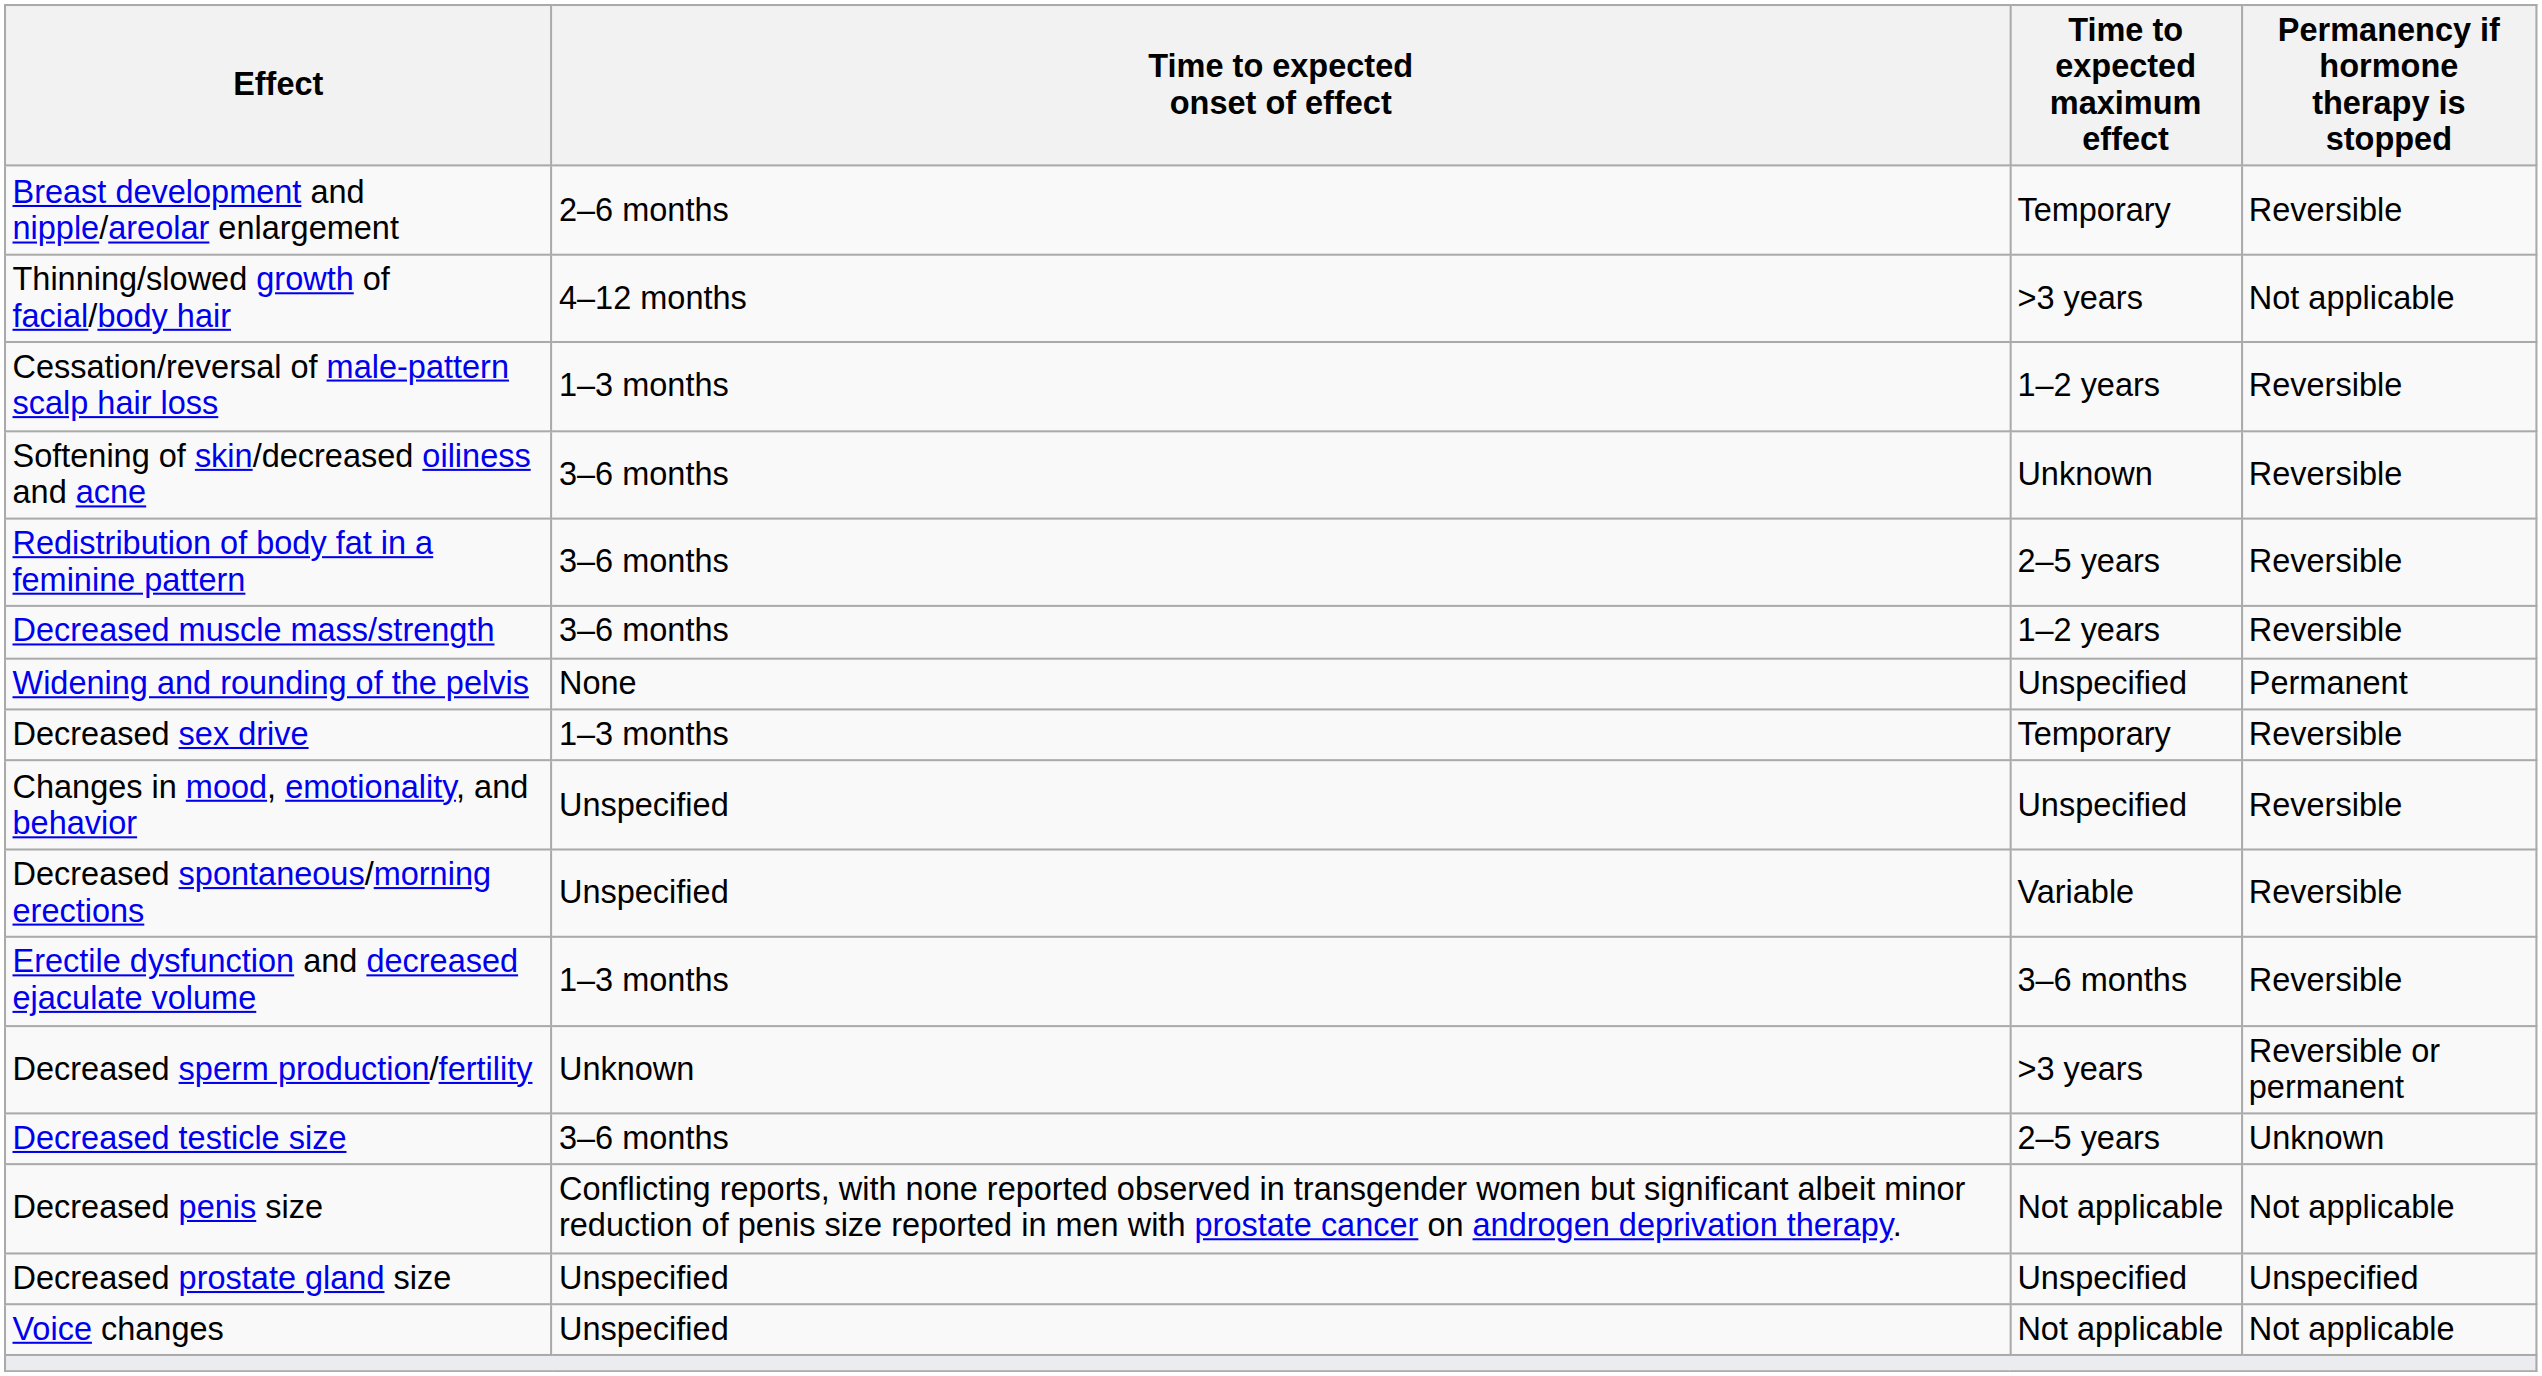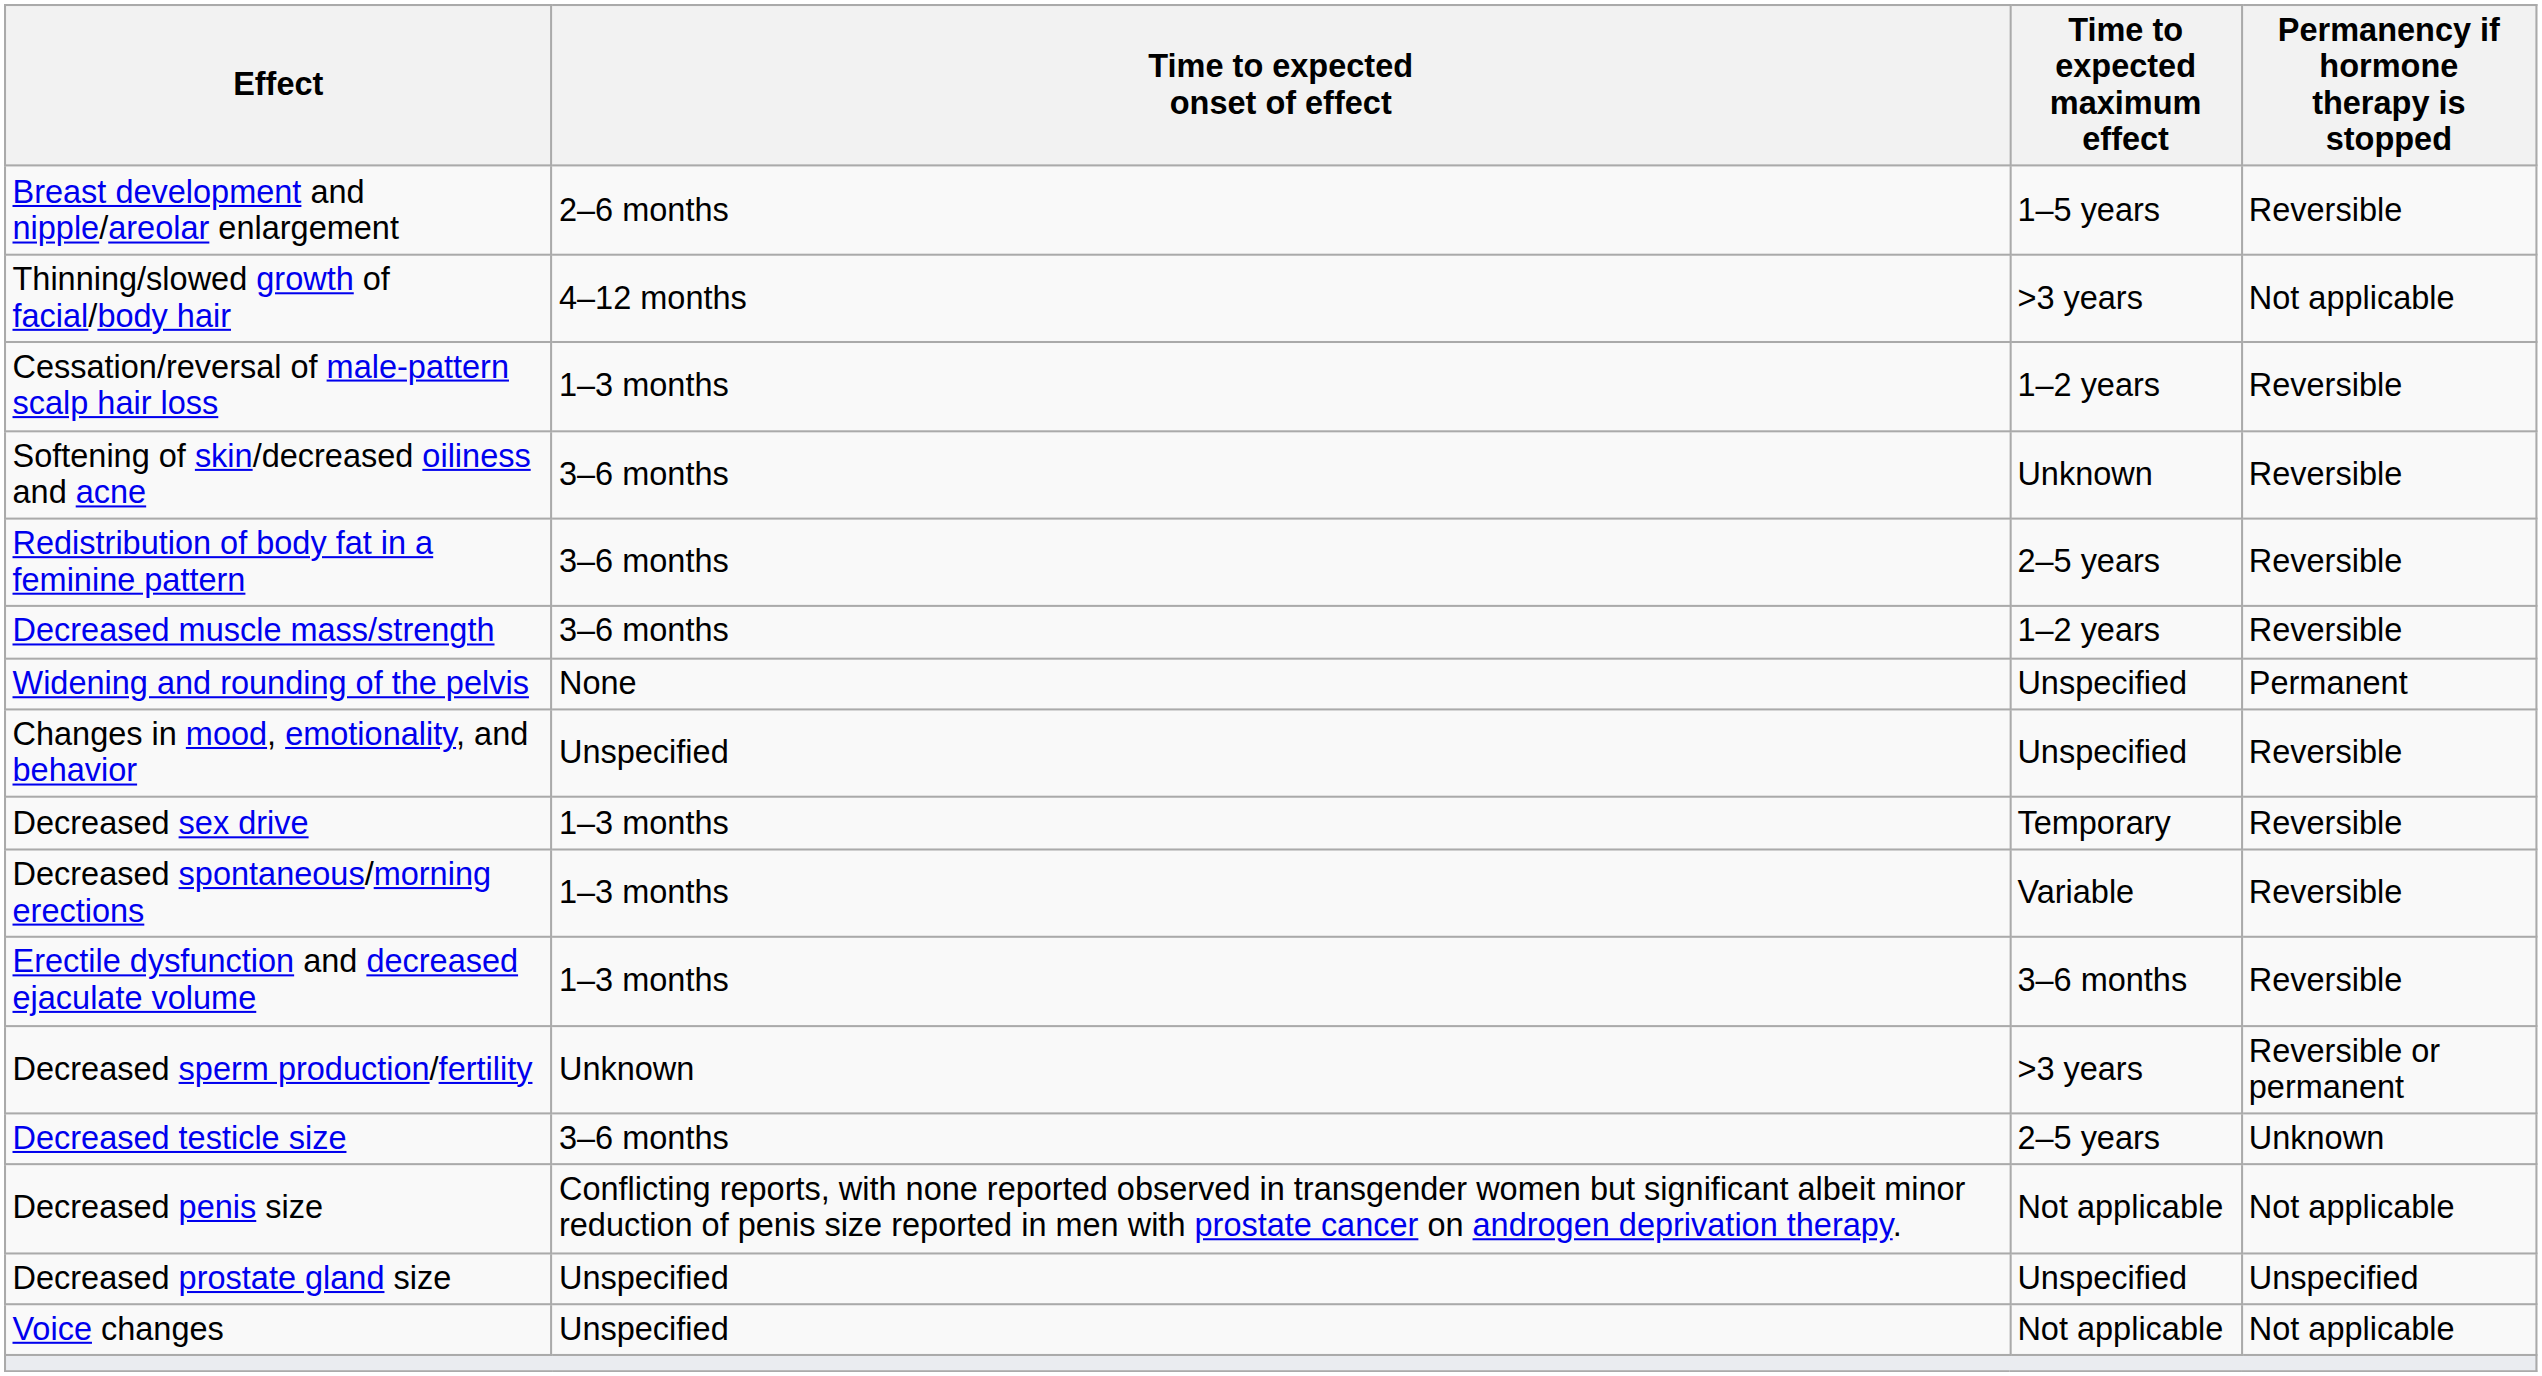(2094, 209) Temporary -> (2089, 209) 1–5 years
rows swapped: (270, 804) <-> (161, 734)
(644, 892) Unspecified -> (644, 892) 1–3 months
